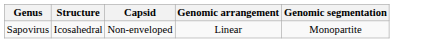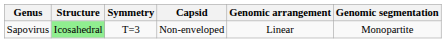+ column: (131, 12)
(78, 29) no background -> (78, 29) lightgreen background
